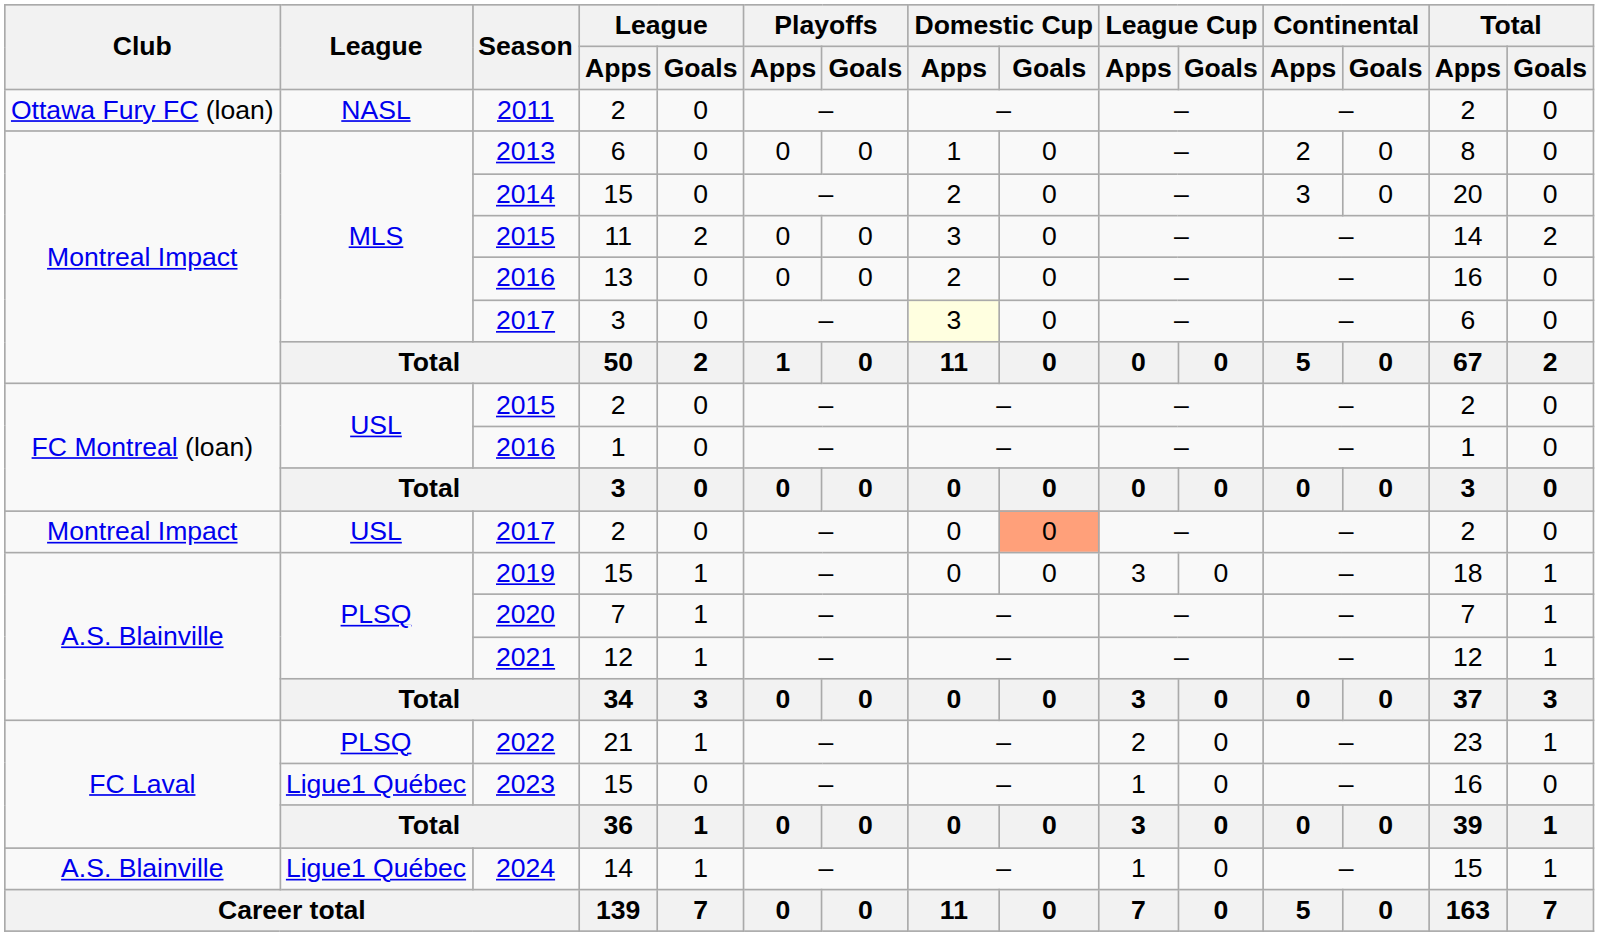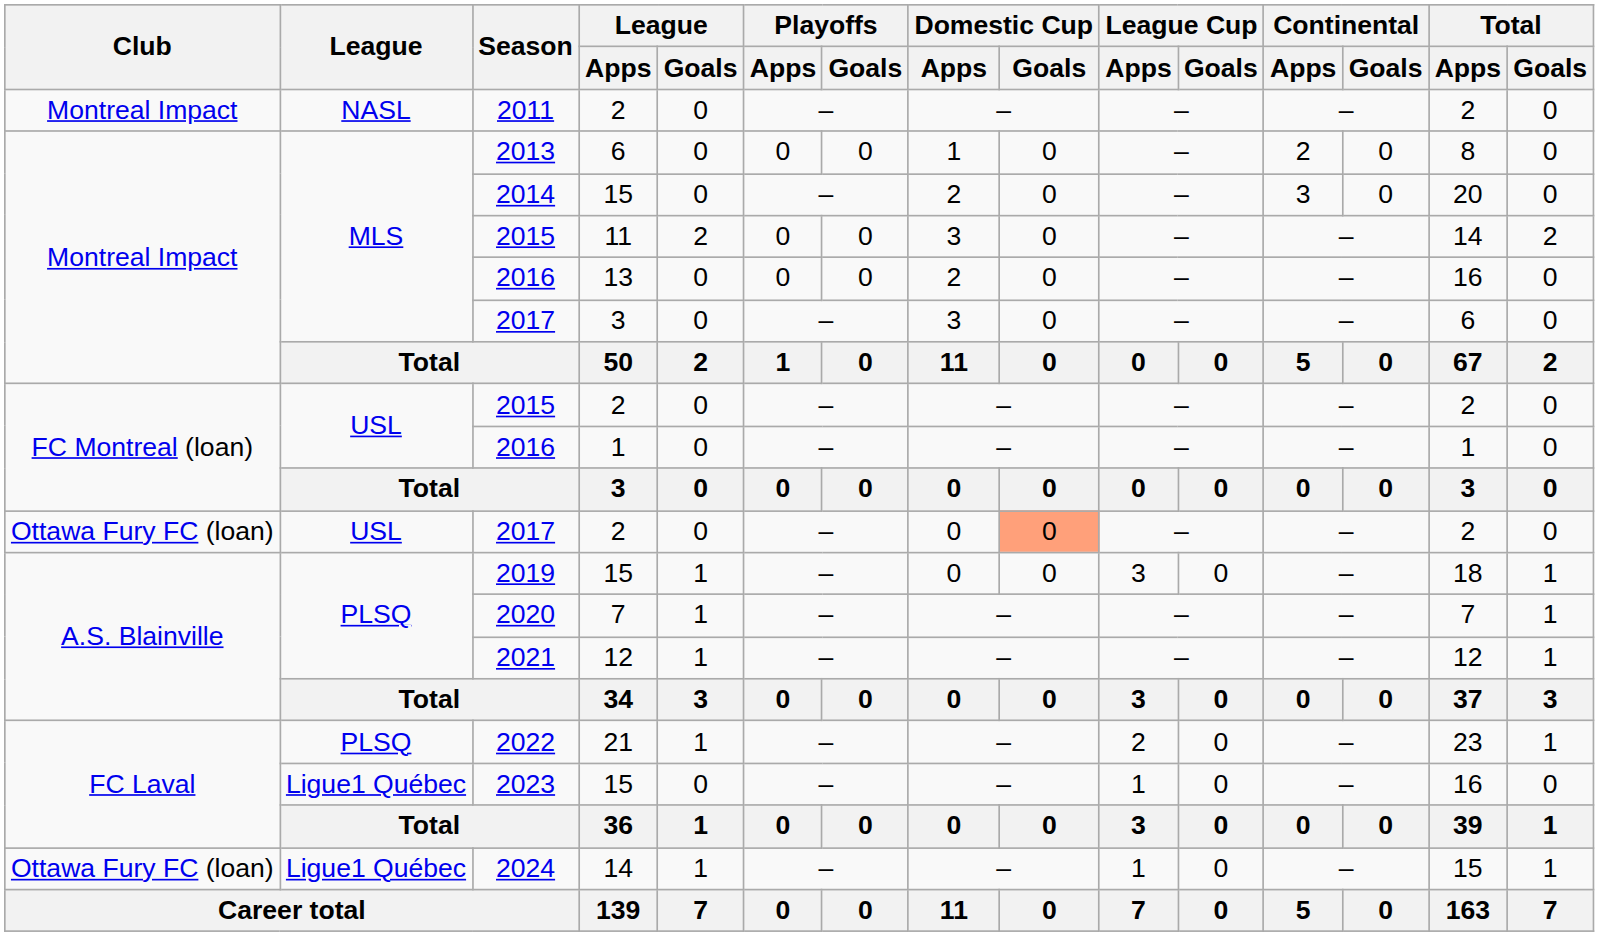(142, 109) Ottawa Fury FC (loan) -> (142, 109) Montreal Impact
(954, 320) lightyellow background -> (954, 320) no background
(142, 531) Montreal Impact -> (142, 531) Ottawa Fury FC (loan)
(142, 868) A.S. Blainville -> (142, 868) Ottawa Fury FC (loan)
